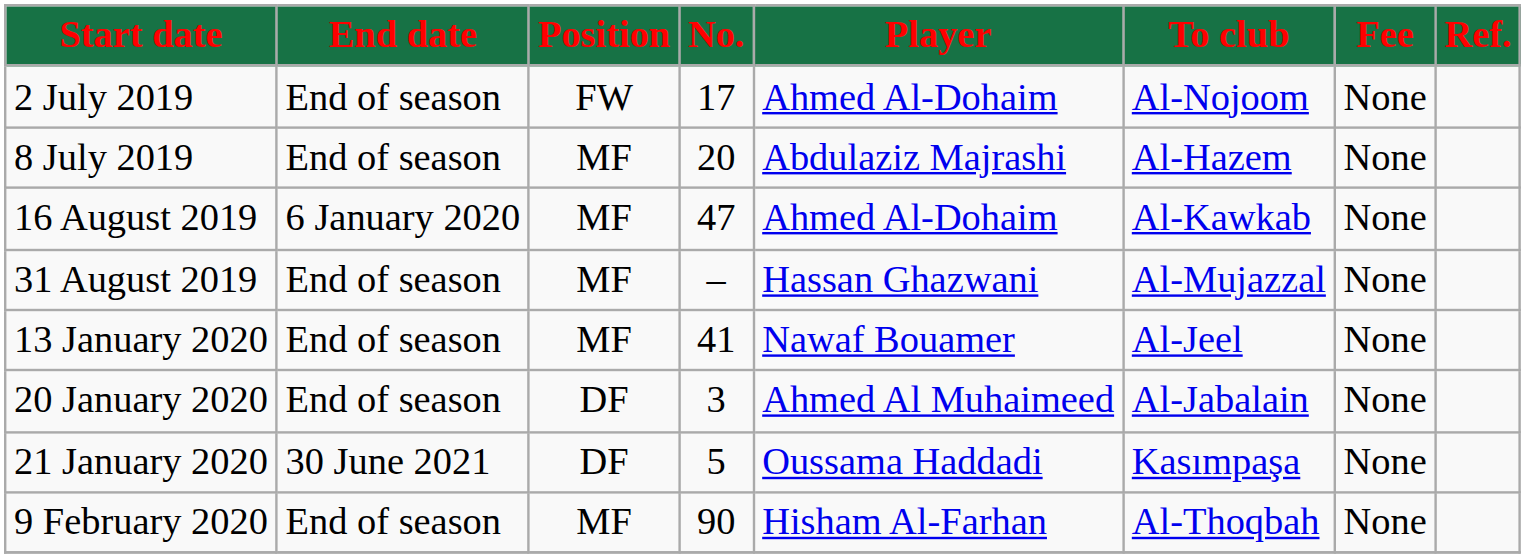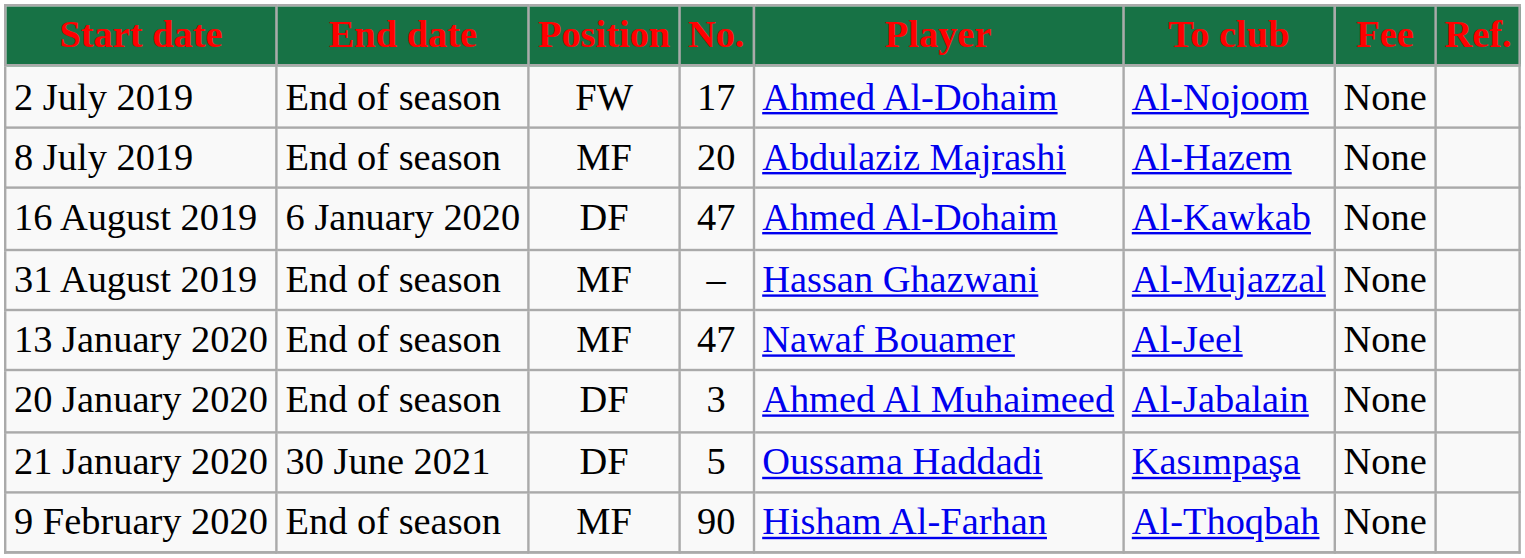(604, 217) MF -> (604, 217) DF
(716, 339) 41 -> (716, 339) 47
